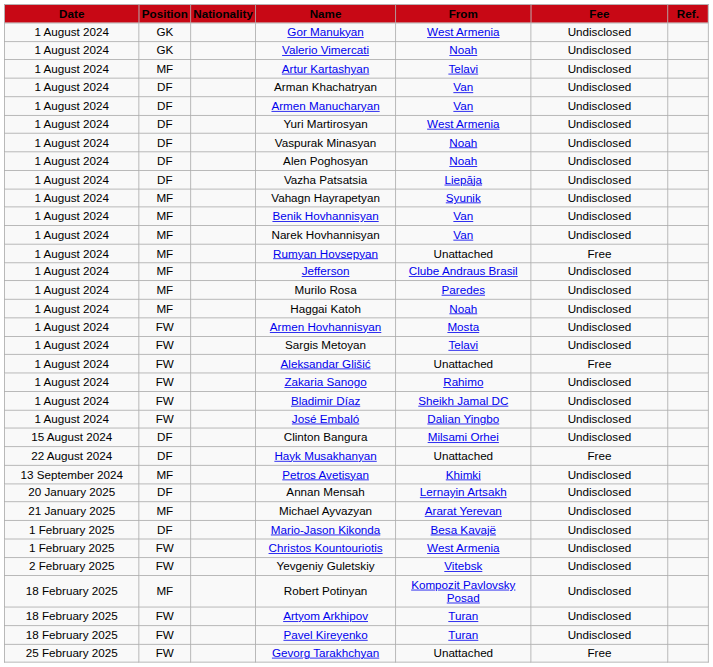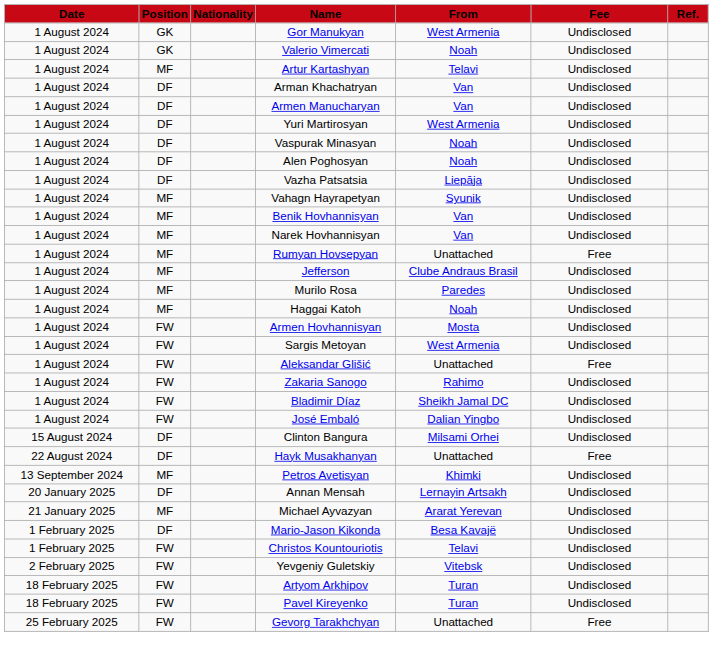(463, 346) Telavi -> (463, 346) West Armenia
(463, 548) West Armenia -> (463, 548) Telavi
- row: (326, 592)
